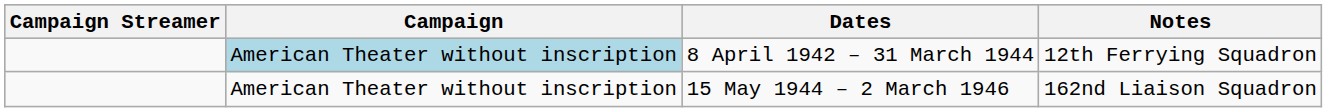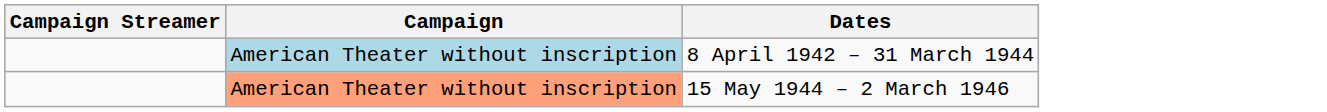- column: (1180, 22)
(454, 89) no background -> (454, 89) lightsalmon background
